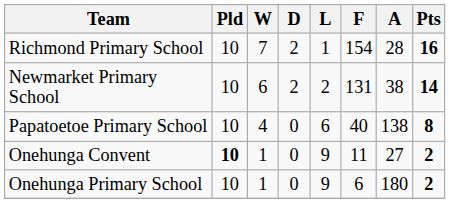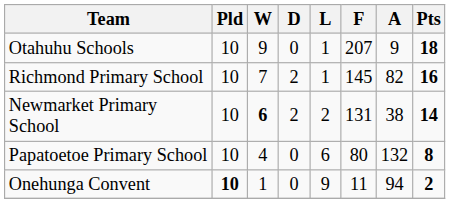+ row: (71, 47)
(359, 47) 154 -> (359, 76) 145
(395, 47) 28 -> (395, 76) 82
(263, 87) normal -> (263, 116) bold
(359, 126) 40 -> (359, 155) 80
(395, 126) 138 -> (395, 155) 132
(395, 155) 27 -> (395, 184) 94
- row: (106, 184)
